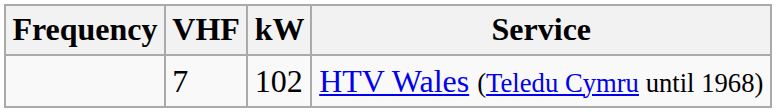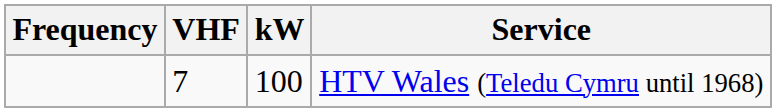(279, 80) 102 -> (279, 80) 100
